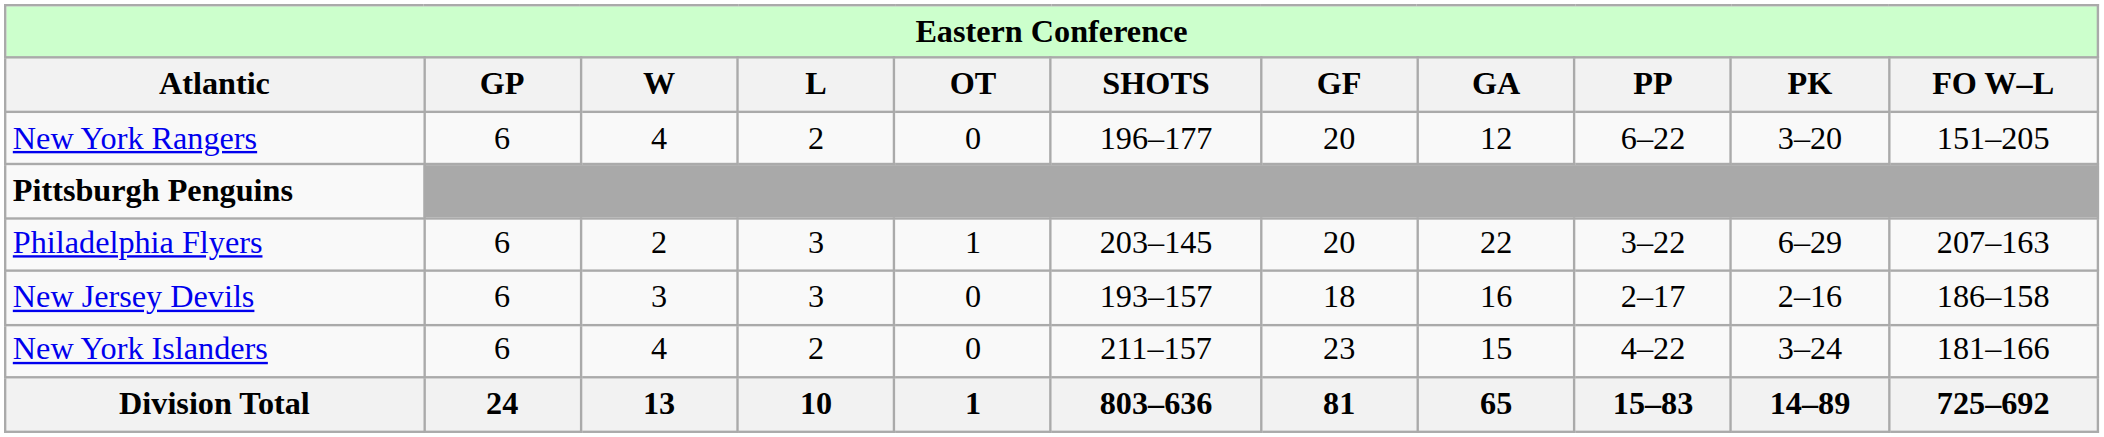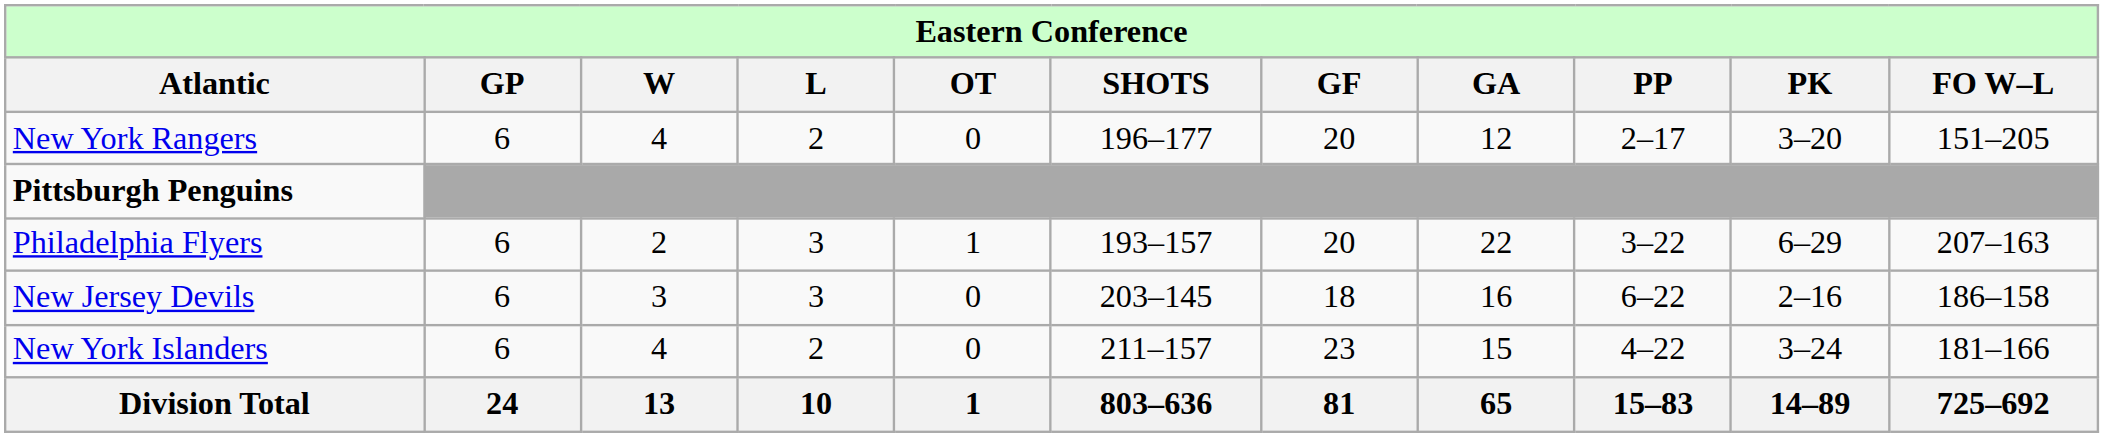(1653, 137) 6–22 -> (1653, 137) 2–17
(1156, 243) 203–145 -> (1156, 243) 193–157
(1156, 296) 193–157 -> (1156, 296) 203–145
(1653, 296) 2–17 -> (1653, 296) 6–22
